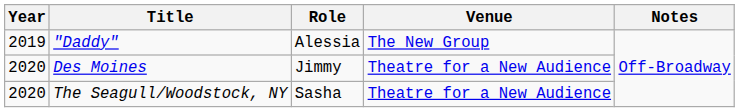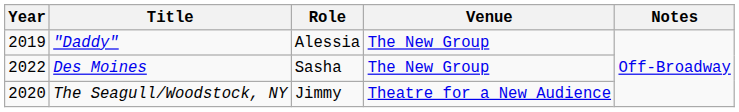(27, 68) 2020 -> (27, 68) 2022
(318, 68) Jimmy -> (318, 68) Sasha
(489, 68) Theatre for a New Audience -> (428, 68) The New Group
(318, 94) Sasha -> (318, 94) Jimmy
